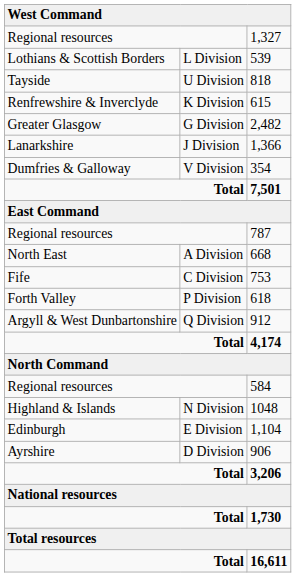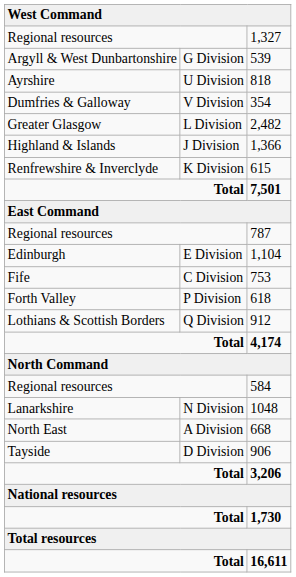(86, 59) Lothians & Scottish Borders -> (92, 59) Argyll & West Dunbartonshire
(213, 59) L Division -> (214, 59) G Division
(29, 80) Tayside -> (31, 80) Ayrshire
rows swapped: (261, 168) <-> (261, 102)
(214, 124) G Division -> (213, 124) L Division
(40, 146) Lanarkshire -> (61, 146) Highland & Islands
rows swapped: (266, 430) <-> (261, 255)
(92, 320) Argyll & West Dunbartonshire -> (86, 320) Lothians & Scottish Borders
(61, 408) Highland & Islands -> (40, 408) Lanarkshire
(31, 451) Ayrshire -> (29, 451) Tayside
